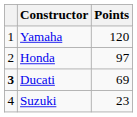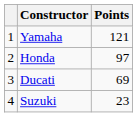(119, 37) 120 -> (119, 37) 121
(11, 80) bold -> (11, 80) normal
